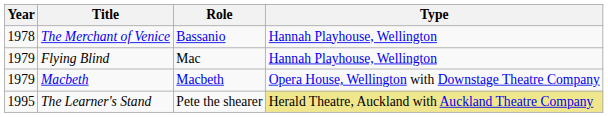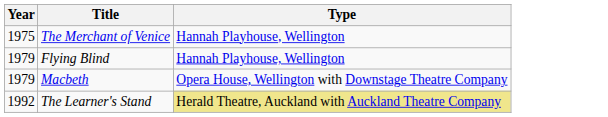- column: (219, 15)
(21, 36) 1978 -> (21, 36) 1975
(21, 101) 1995 -> (21, 101) 1992
